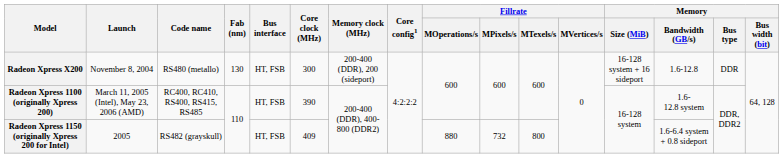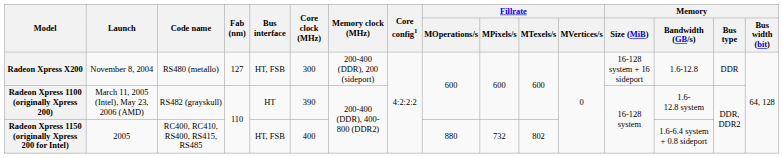(237, 68) 130 -> (237, 68) 127
(191, 102) RC400, RC410, RS400, RS415, RS485 -> (191, 102) RS482 (grayskull)
(270, 102) HT, FSB -> (270, 102) HT
(191, 136) RS482 (grayskull) -> (191, 136) RC400, RC410, RS400, RS415, RS485
(309, 136) 409 -> (309, 136) 400
(539, 136) 800 -> (539, 136) 802
